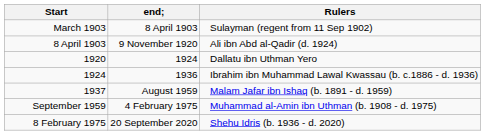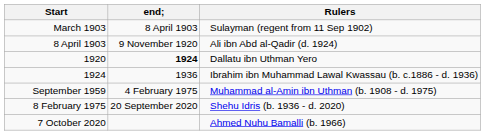(186, 59) normal -> (186, 59) bold
- row: (95, 91)
+ row: (72, 122)
